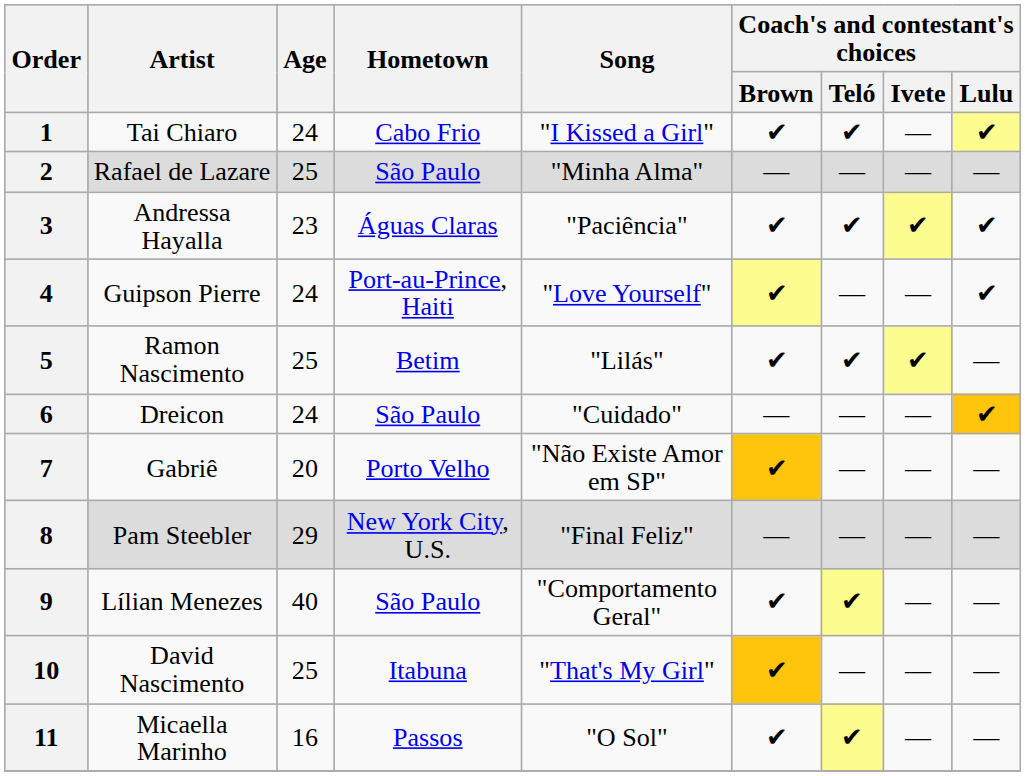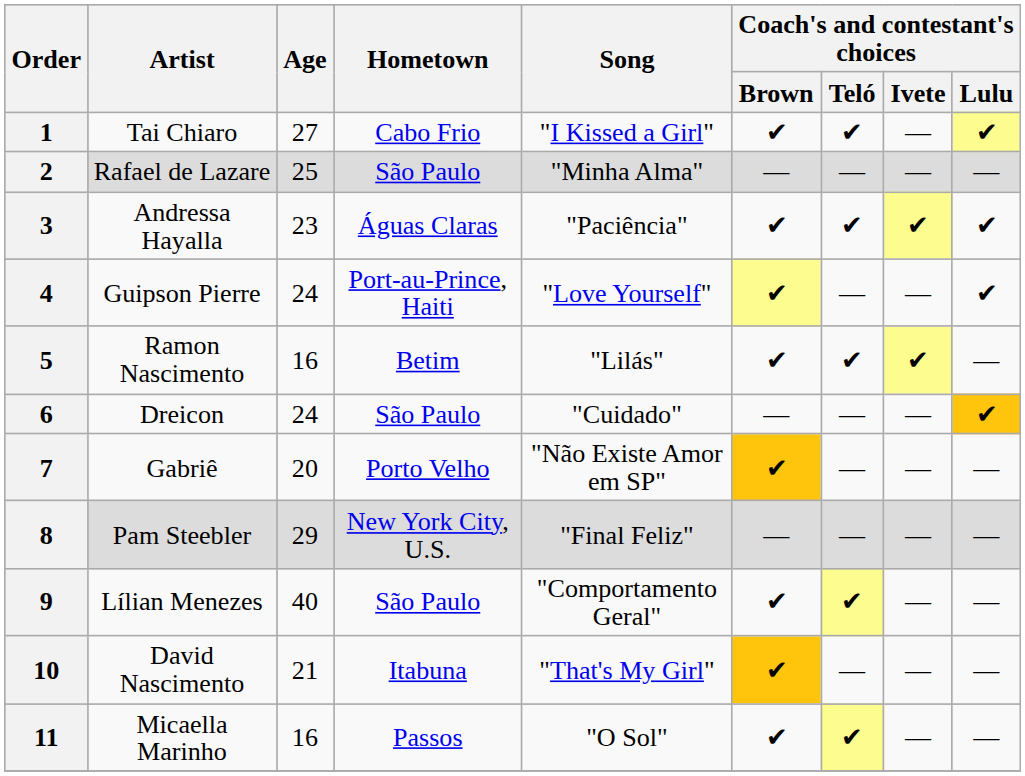(305, 132) 24 -> (305, 132) 27
(305, 360) 25 -> (305, 360) 16
(305, 670) 25 -> (305, 670) 21
